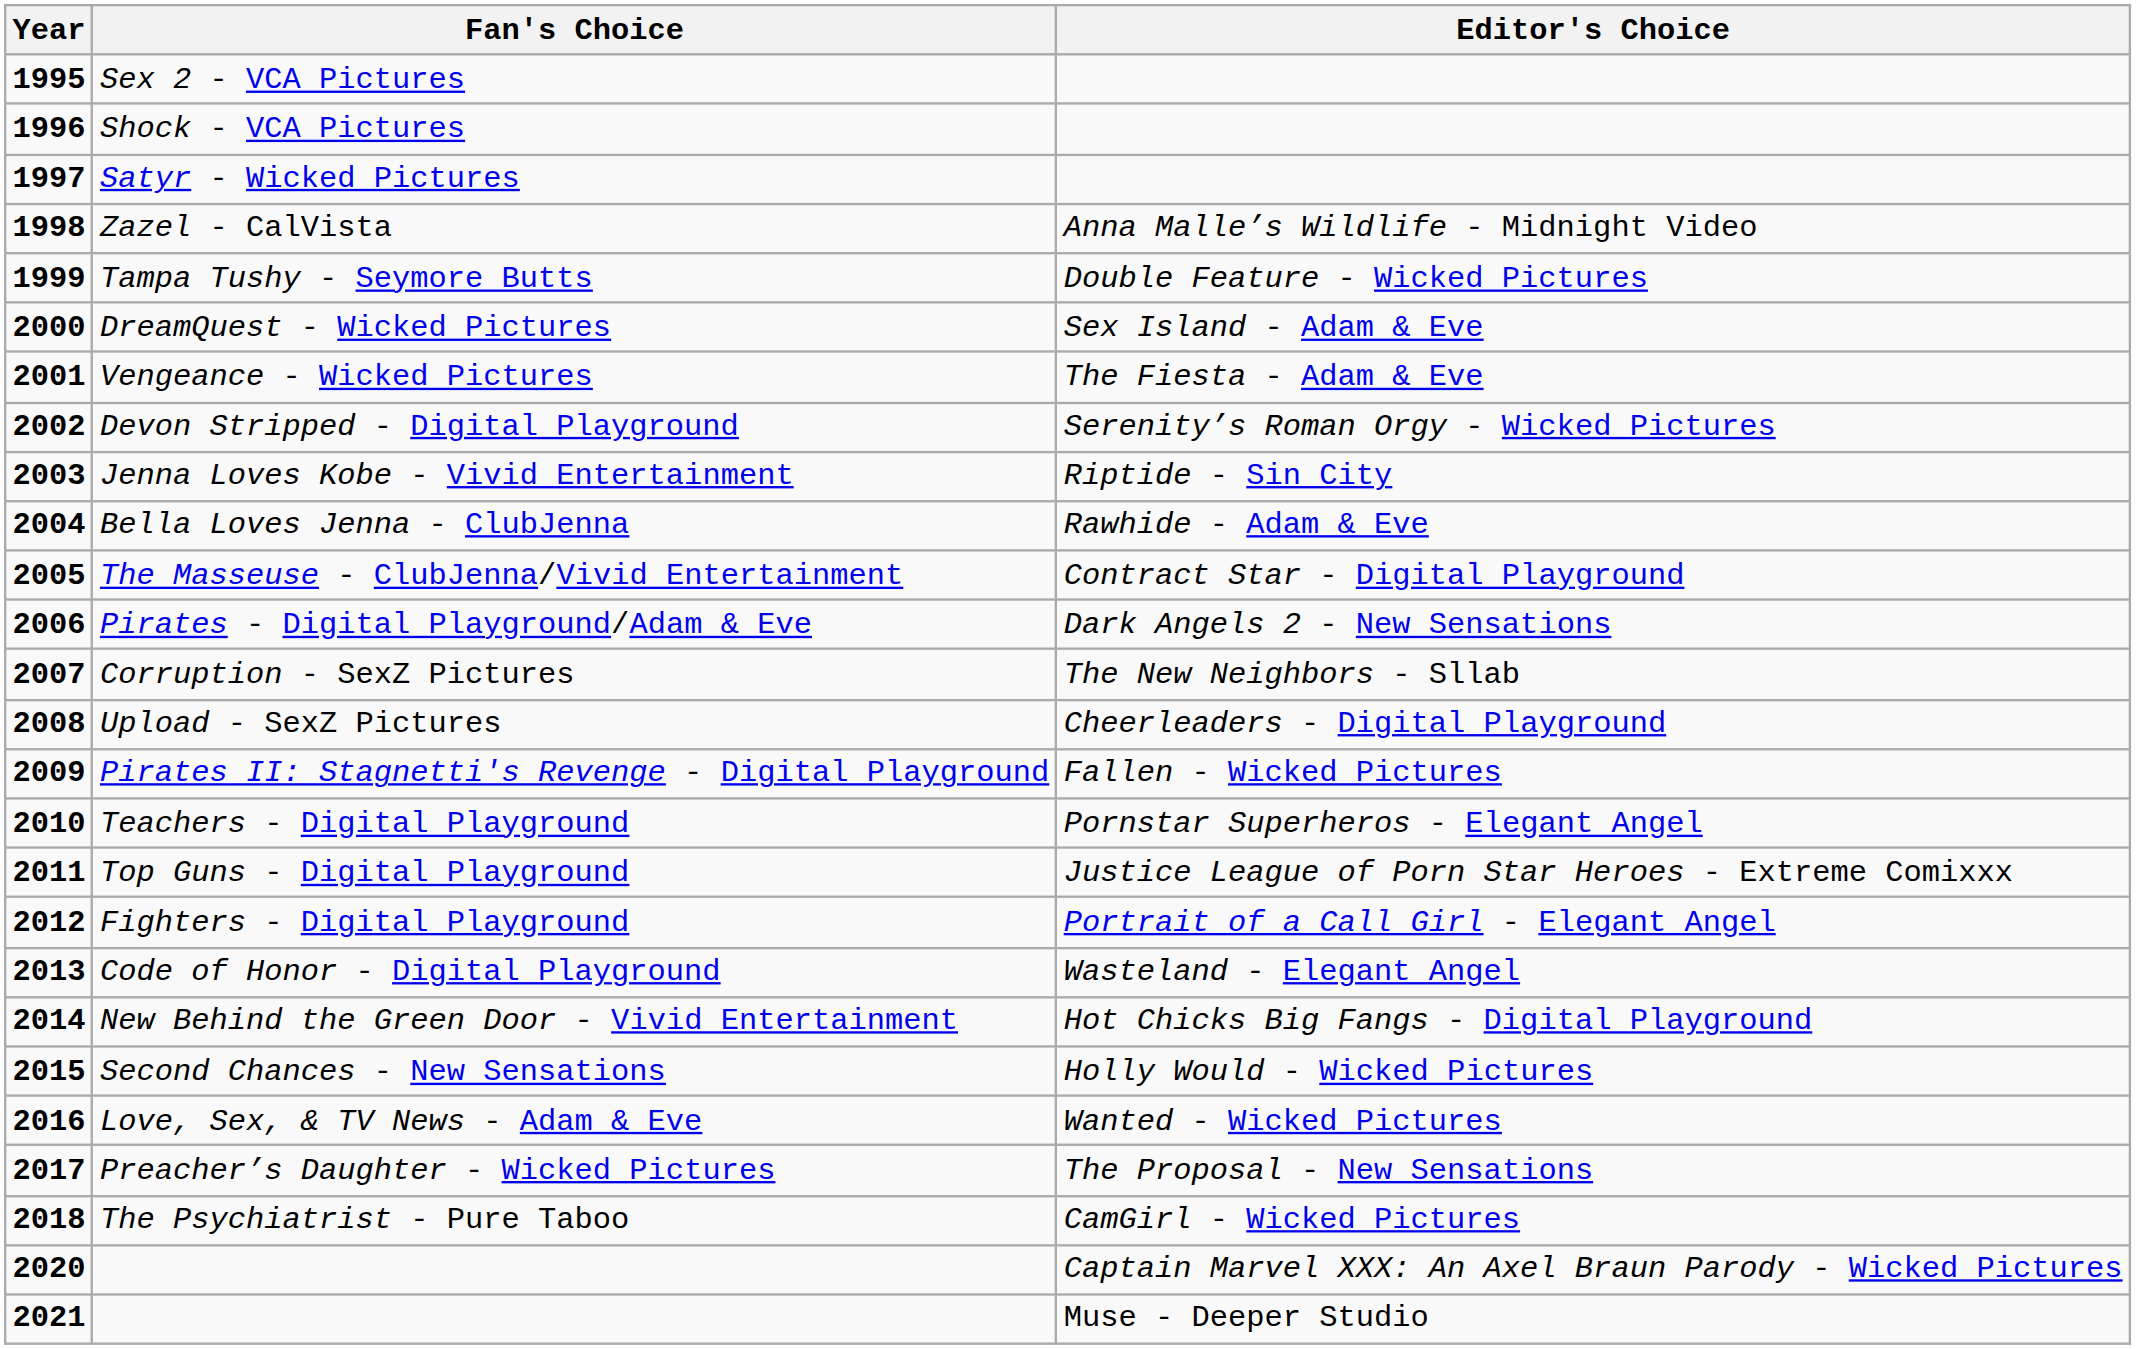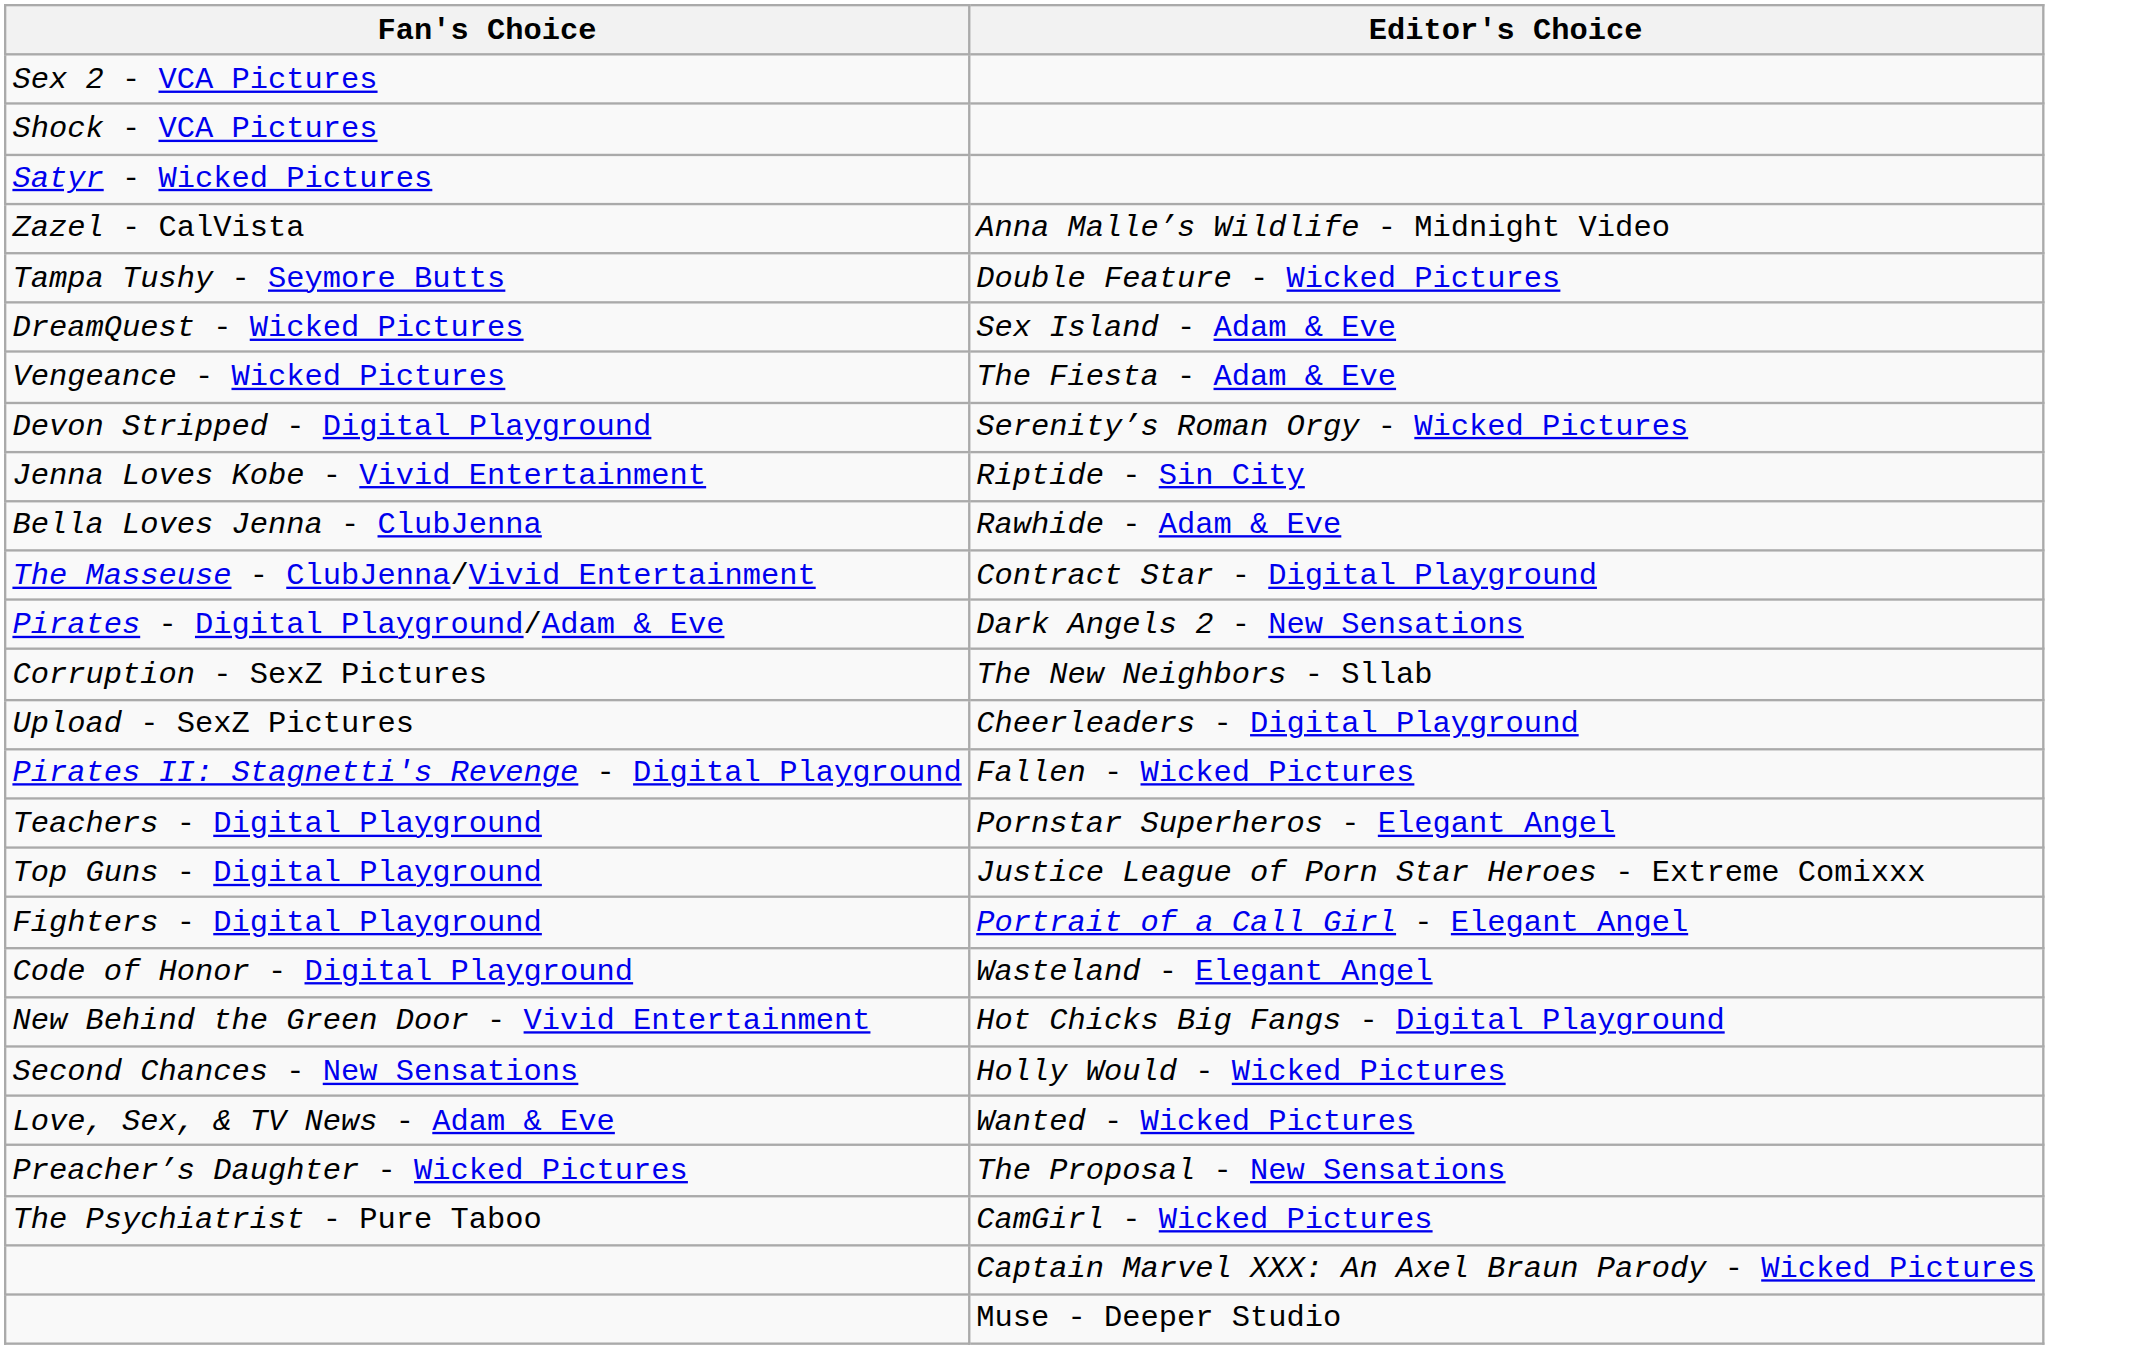- column: (49, 30)
